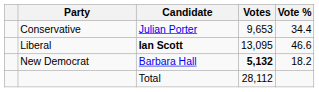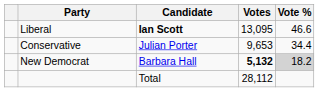rows swapped: (36, 45) <-> (51, 29)
(301, 62) no background -> (301, 62) lightgrey background
